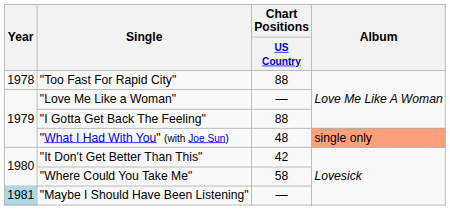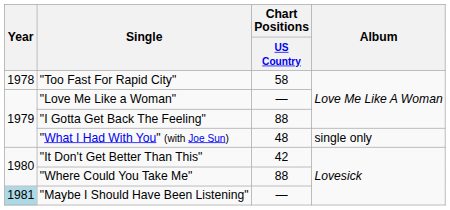(282, 80) 88 -> (282, 80) 58
(343, 137) lightsalmon background -> (343, 137) no background
(282, 176) 58 -> (282, 176) 88
